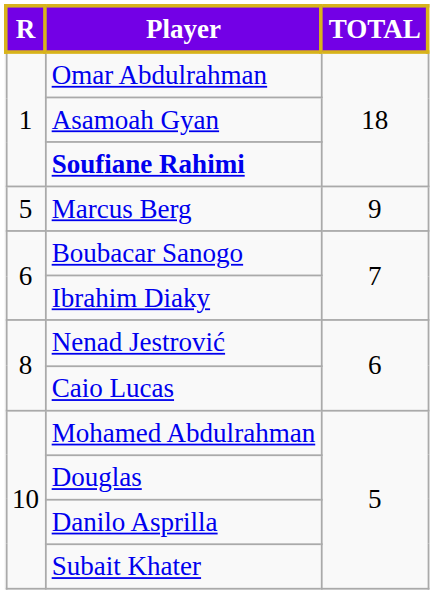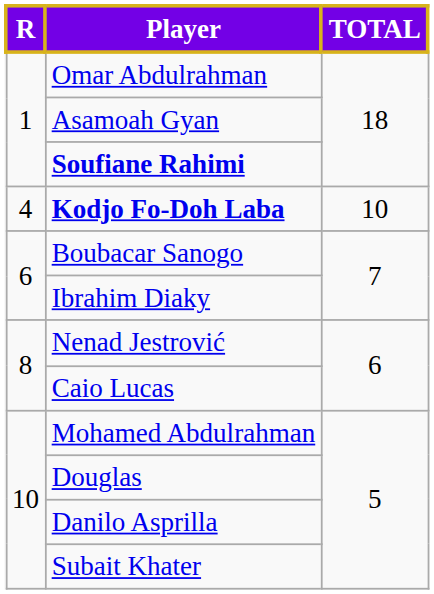+ row: (168, 208)
- row: (122, 208)
